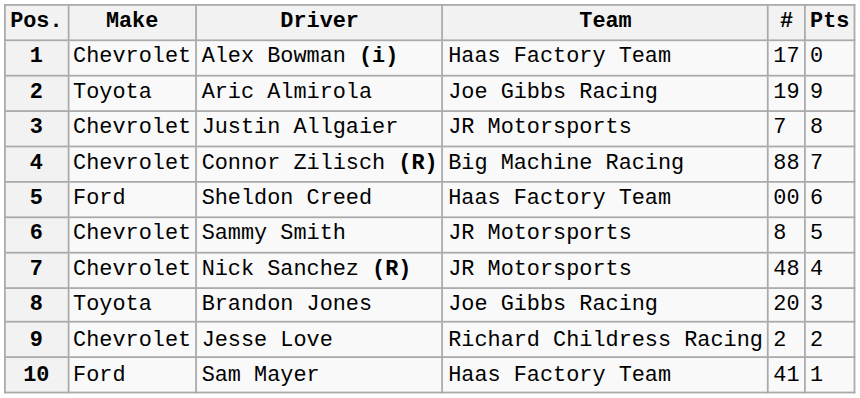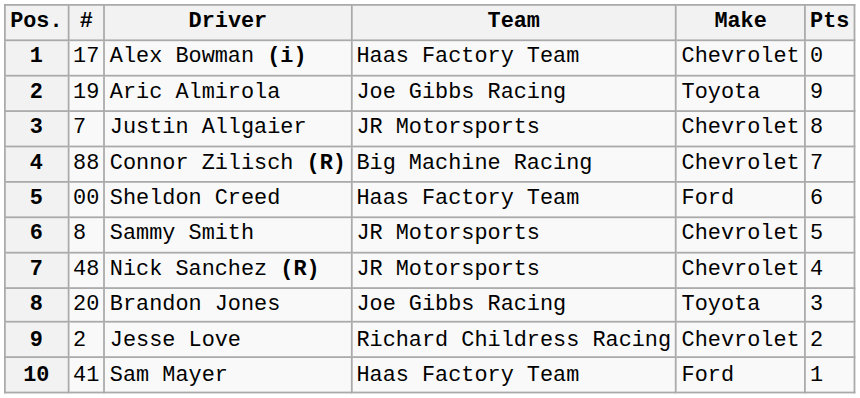columns swapped: (786, 23) <-> (132, 23)
